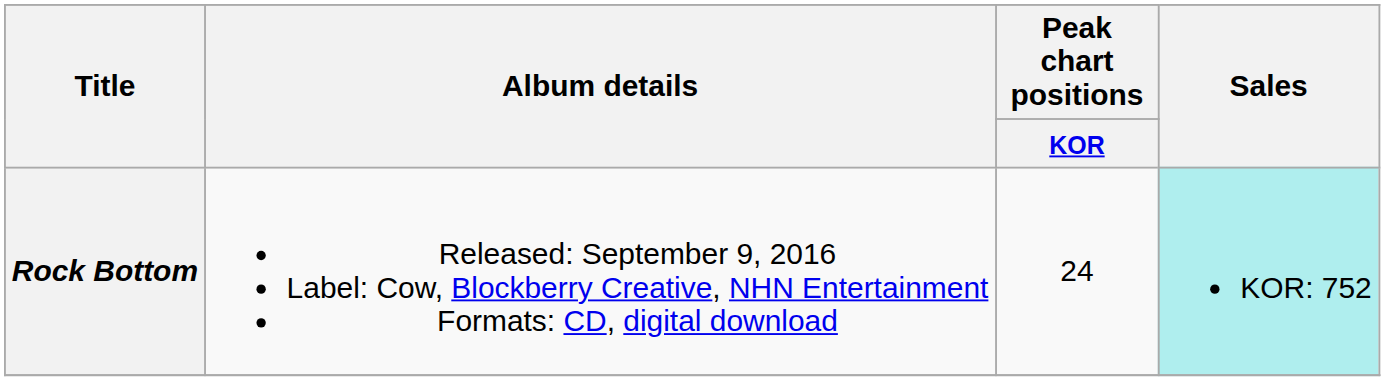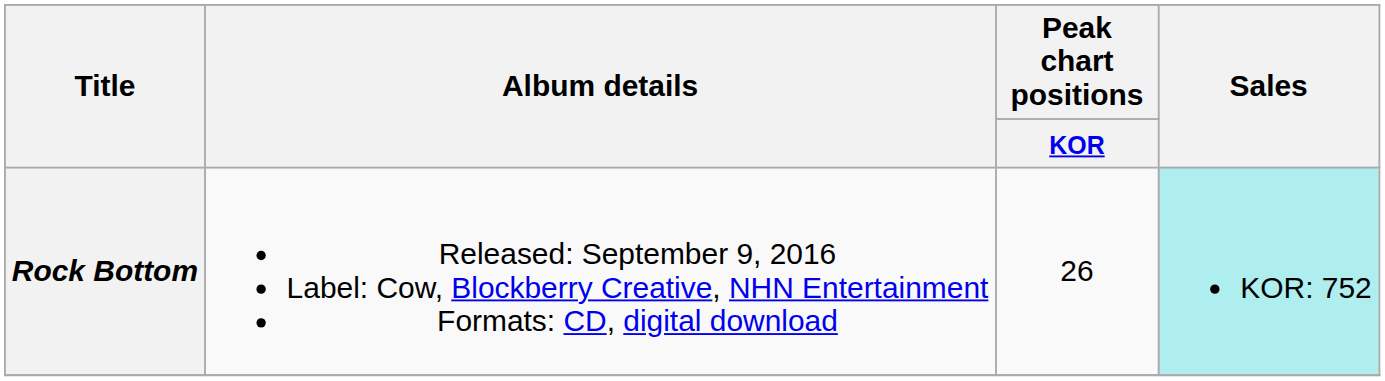(1077, 270) 24 -> (1077, 270) 26
